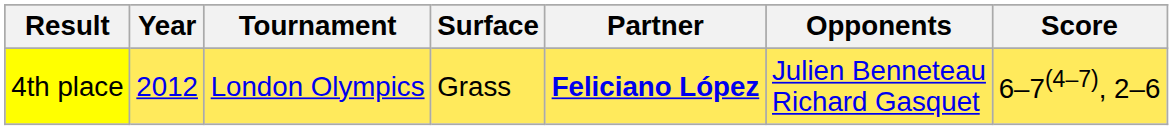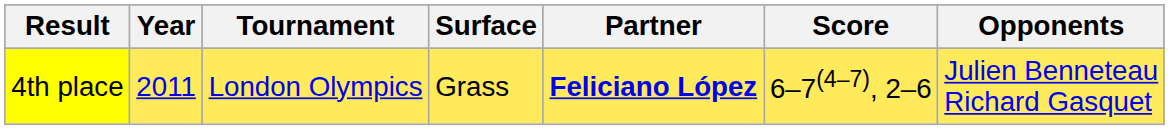columns swapped: (879, 26) <-> (1079, 26)
(167, 85) 2012 -> (166, 85) 2011
